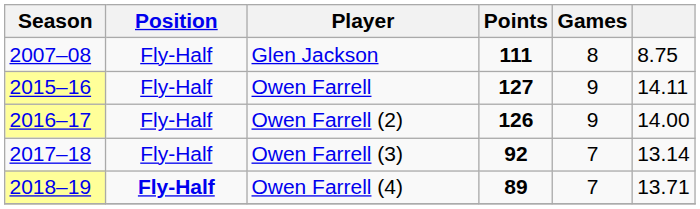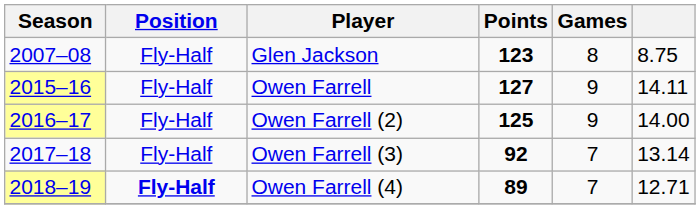(516, 54) 111 -> (516, 54) 123
(516, 120) 126 -> (516, 120) 125
(663, 187) 13.71 -> (663, 187) 12.71
